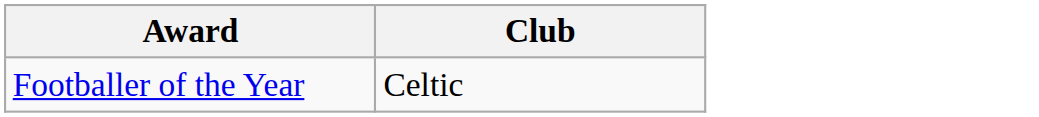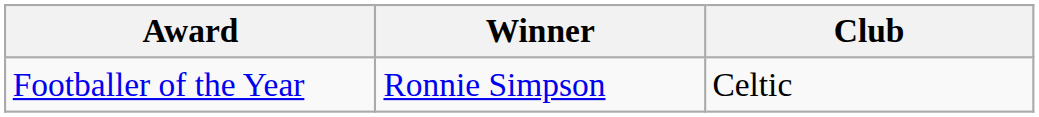+ column: (540, 31)
